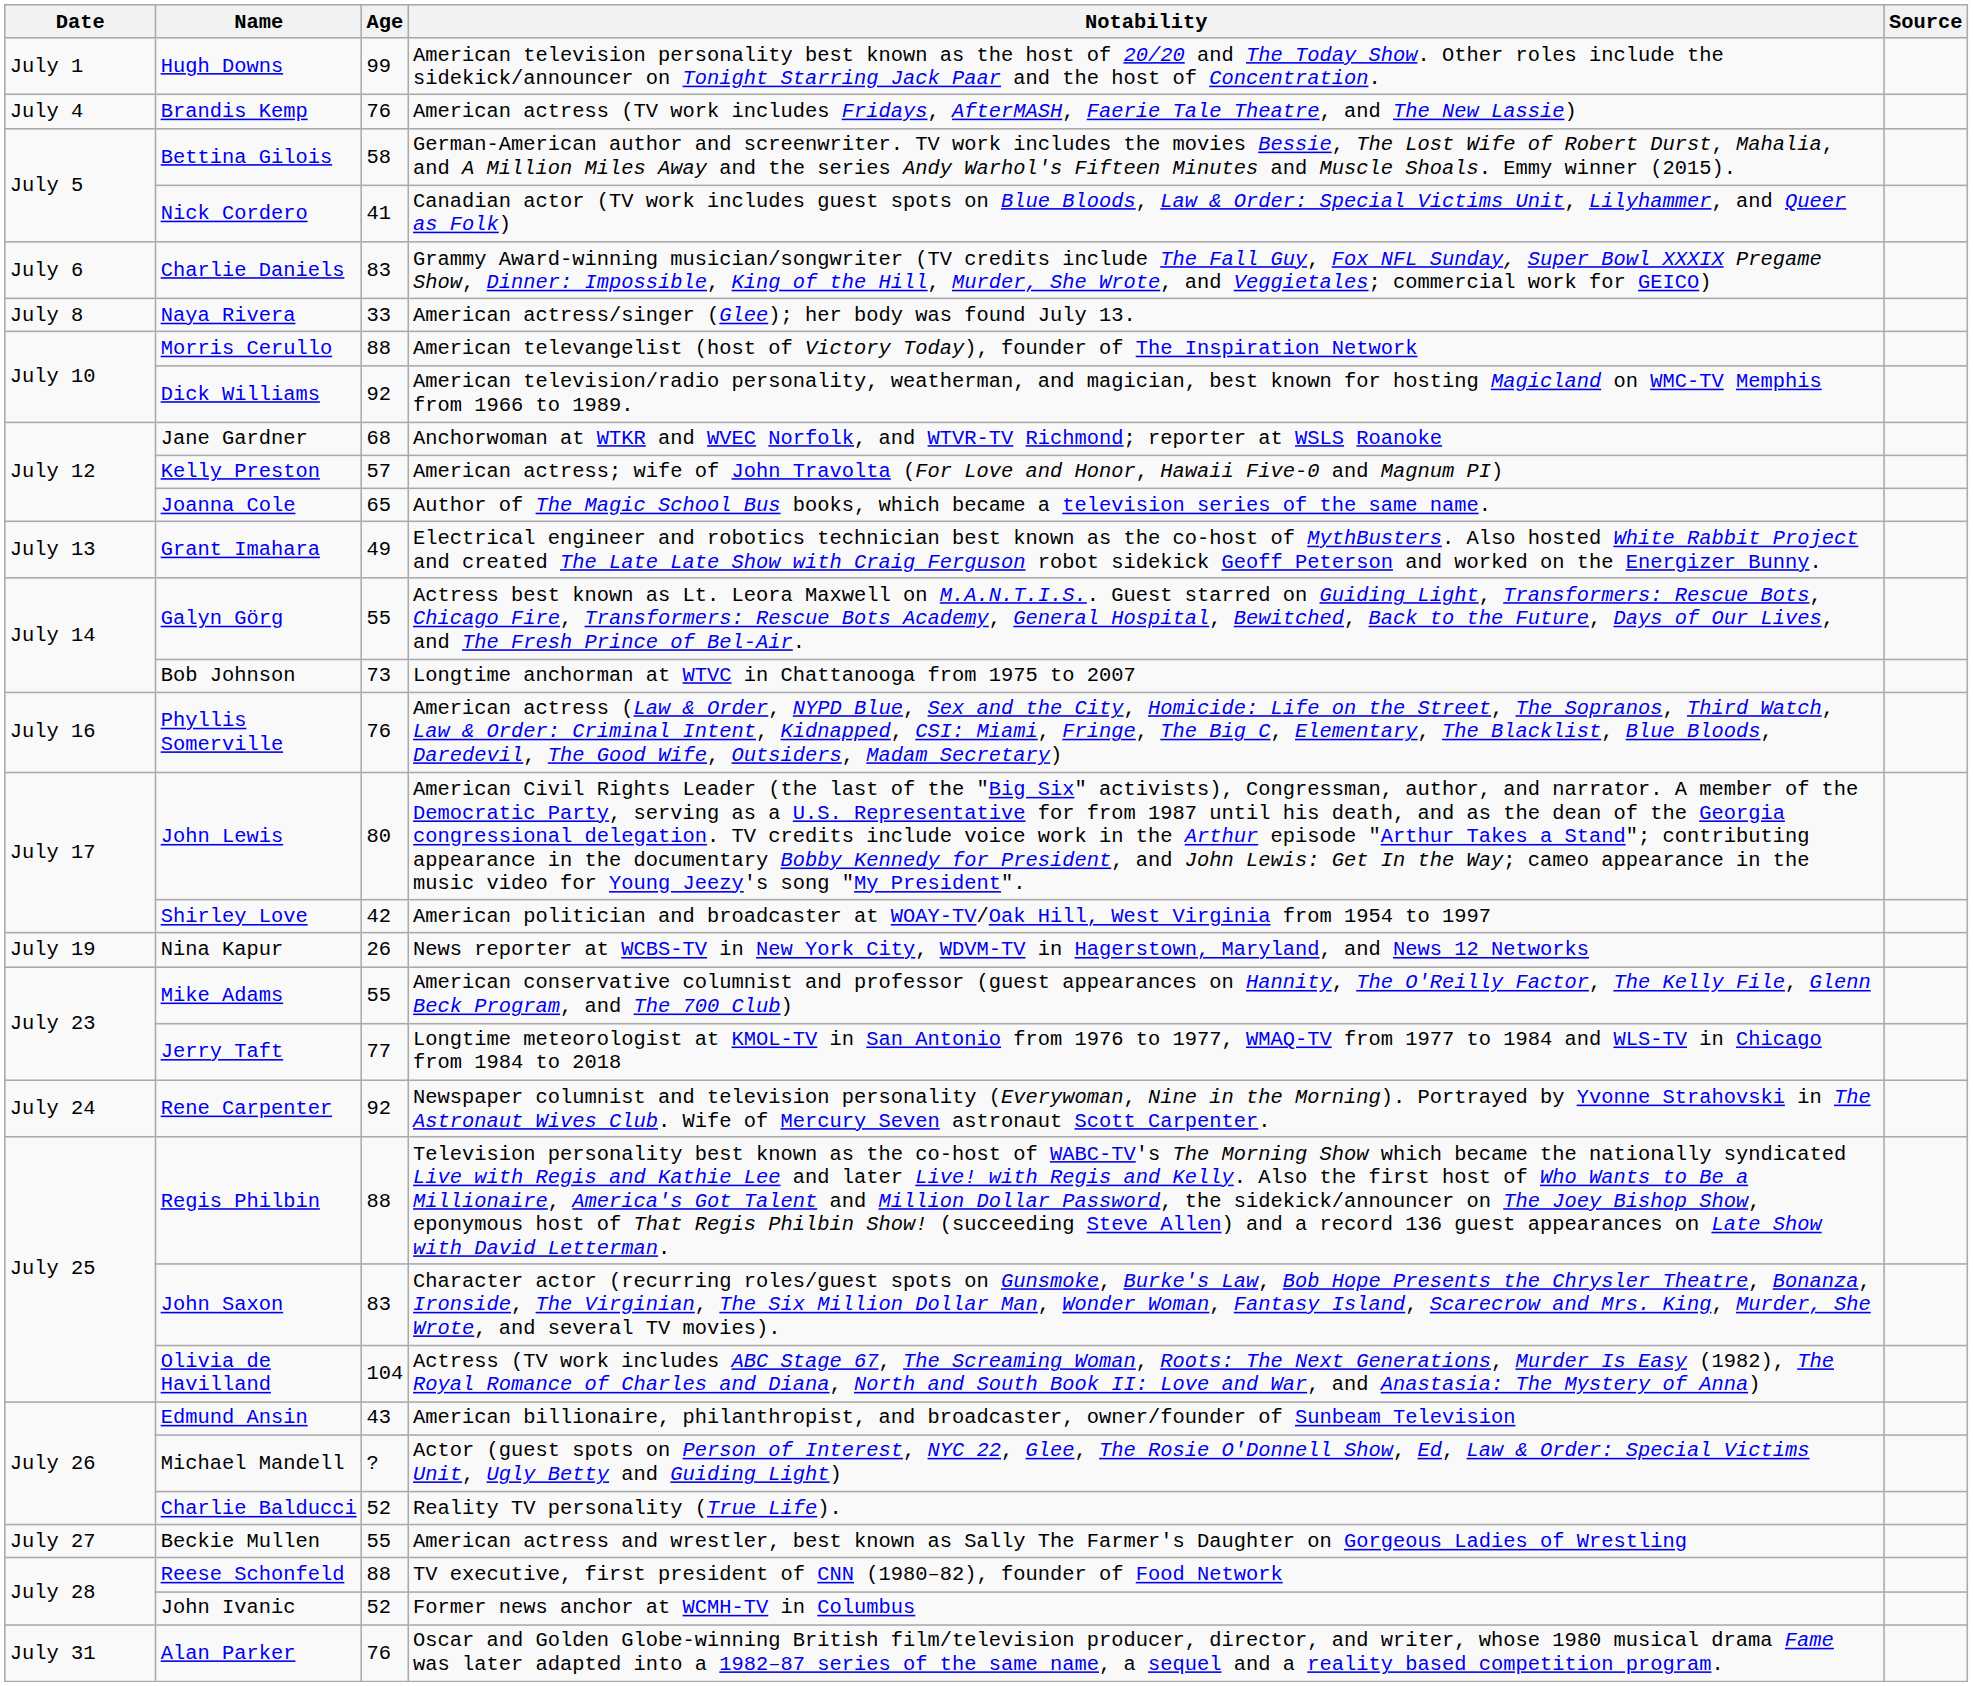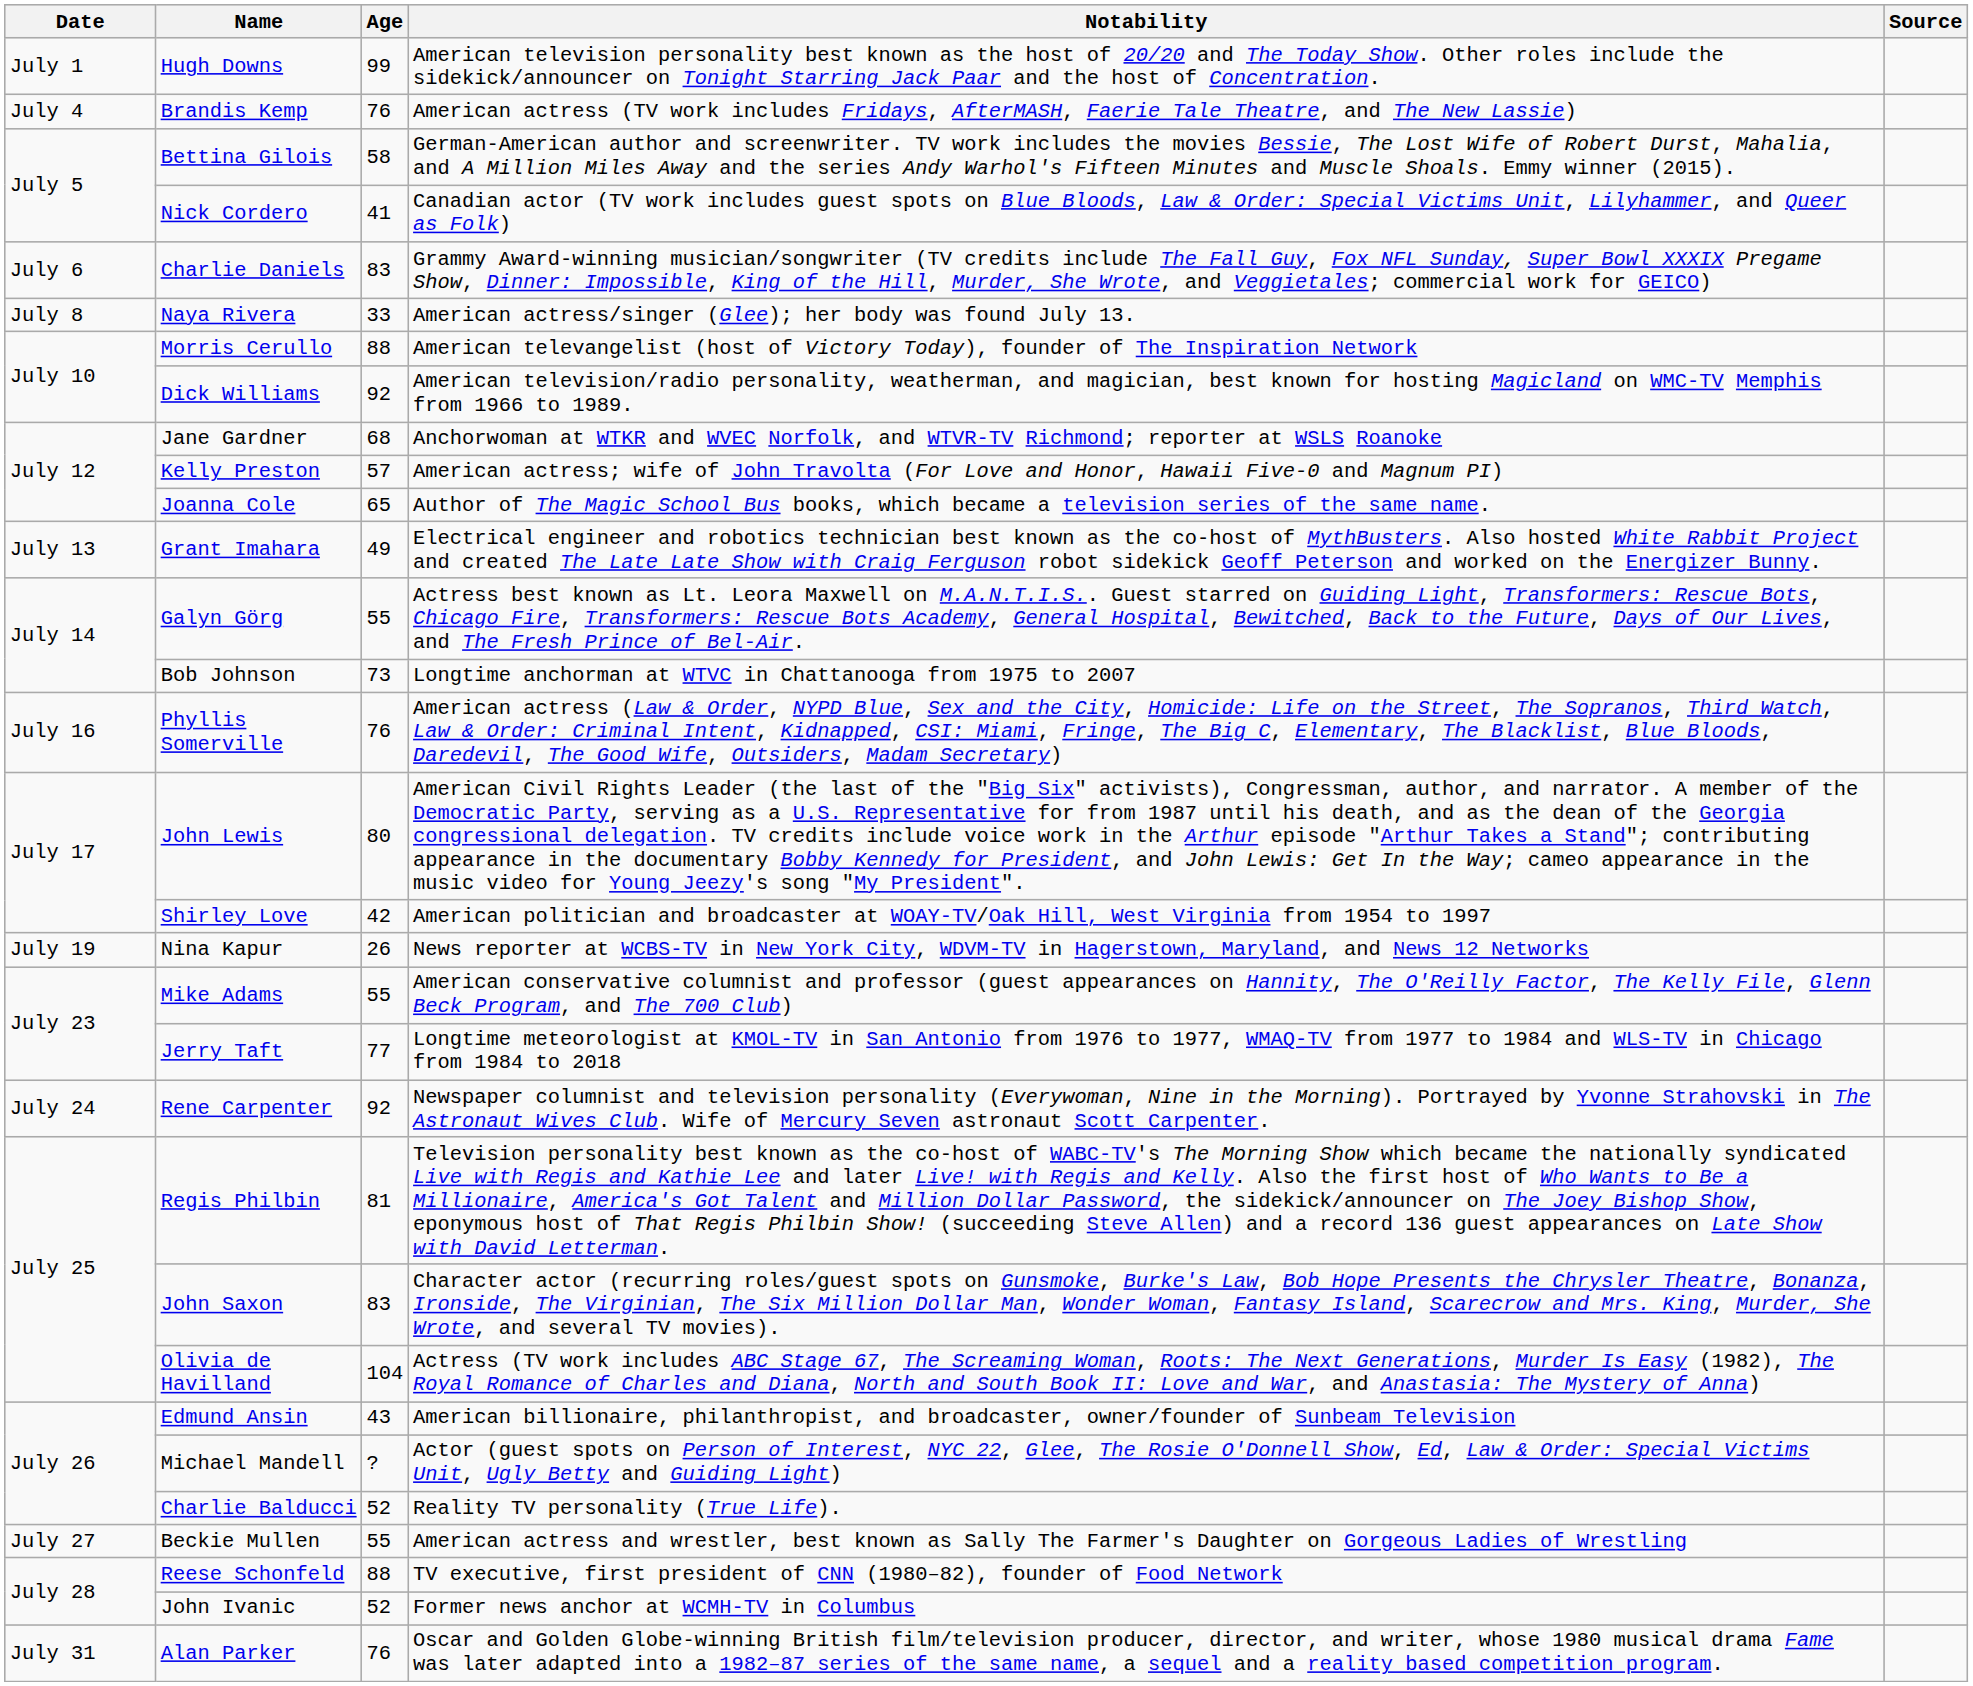(379, 1201) 88 -> (379, 1201) 81
